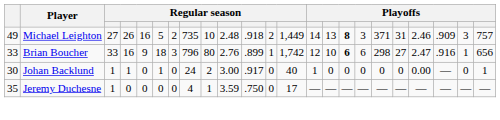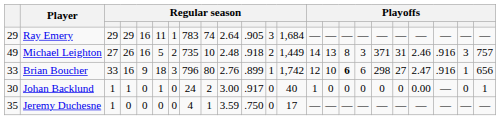+ row: (48, 35)
(347, 35) bold -> (347, 53) normal
(446, 35) .909 -> (446, 53) .916
